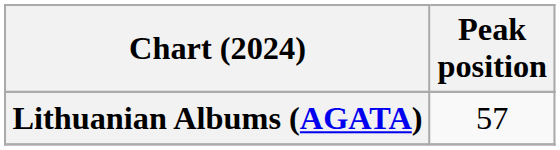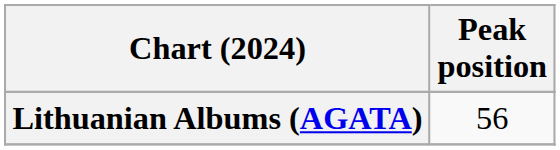(492, 117) 57 -> (492, 117) 56
